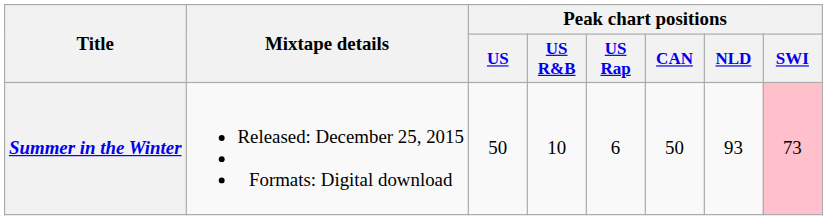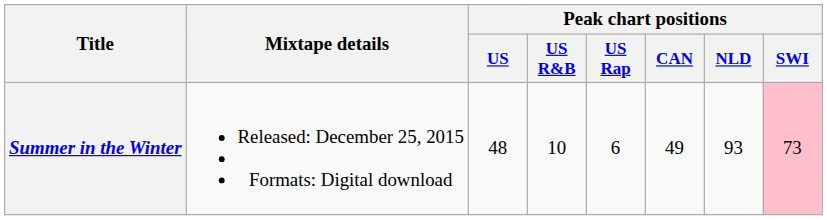(498, 148) 50 -> (498, 148) 48
(675, 148) 50 -> (675, 148) 49
